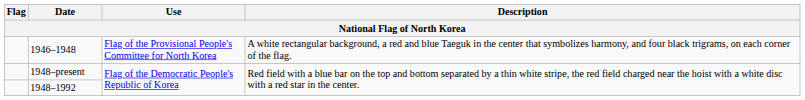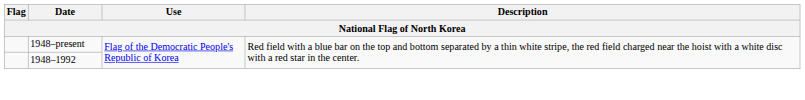- row: (53, 50)
